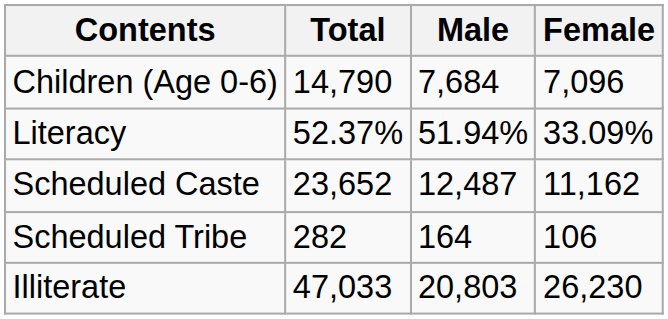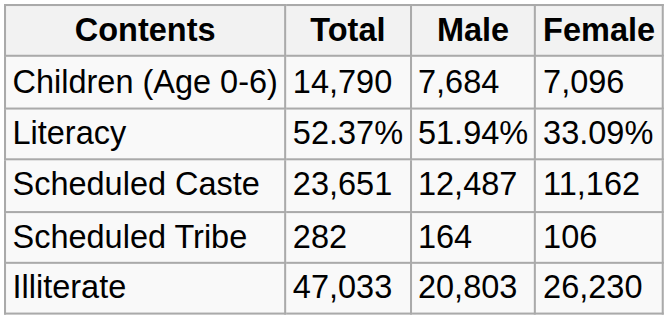(343, 184) 23,652 -> (343, 184) 23,651
